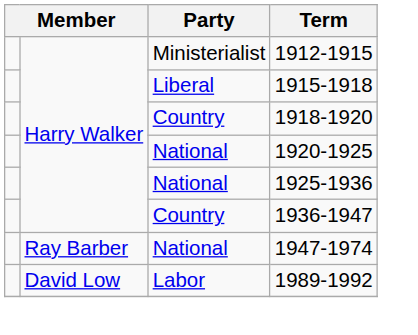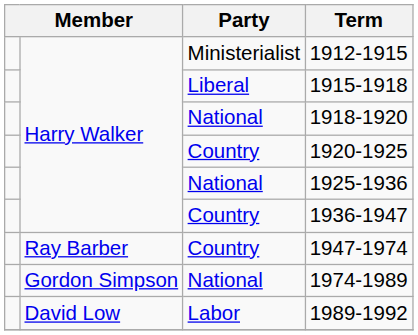(189, 118) Country -> (225, 118) National
(190, 150) National -> (223, 150) Country
(190, 248) National -> (223, 248) Country
+ row: (359, 280)
